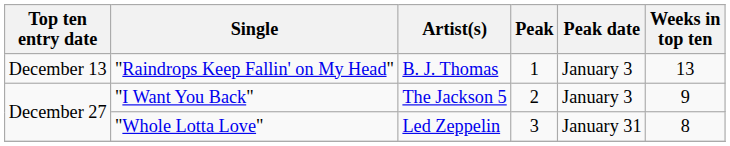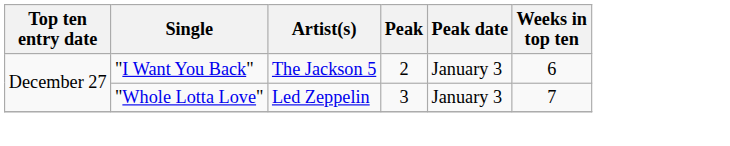- row: (254, 68)
(685, 97) 9 -> (552, 68) 6
(602, 126) January 31 -> (467, 97) January 3
(685, 126) 8 -> (552, 97) 7
